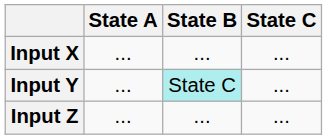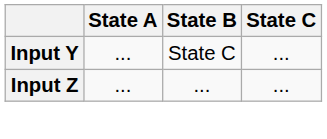- row: (45, 52)
(202, 85) paleturquoise background -> (202, 52) no background
